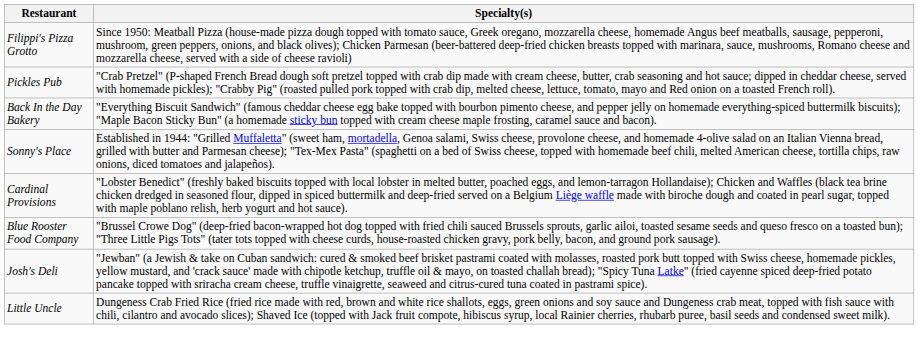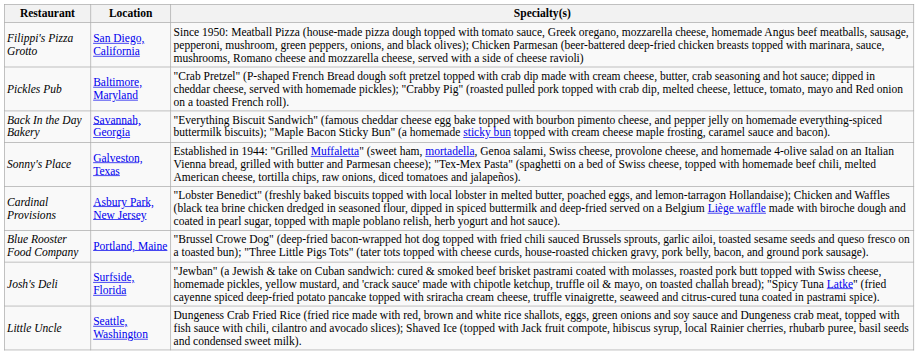+ column: (131, 13)
